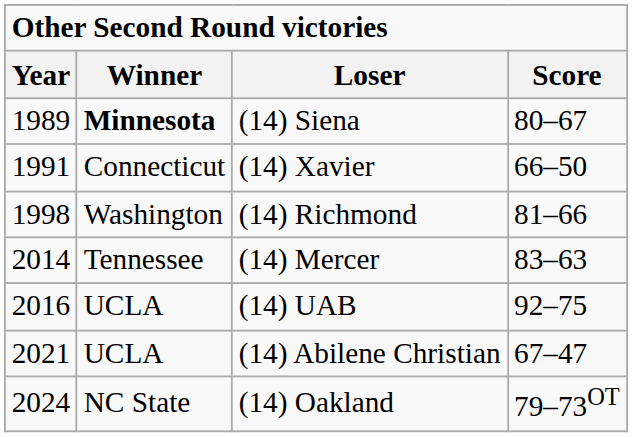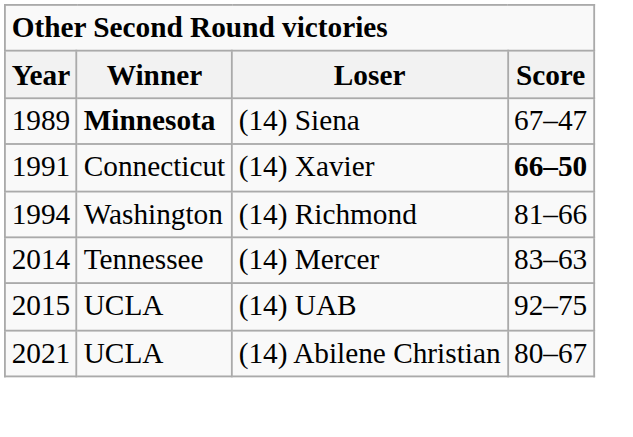(551, 120) 80–67 -> (551, 120) 67–47
(551, 167) normal -> (551, 167) bold
(41, 213) 1998 -> (41, 213) 1994
(41, 306) 2016 -> (41, 306) 2015
(551, 352) 67–47 -> (551, 352) 80–67
- row: (316, 403)
